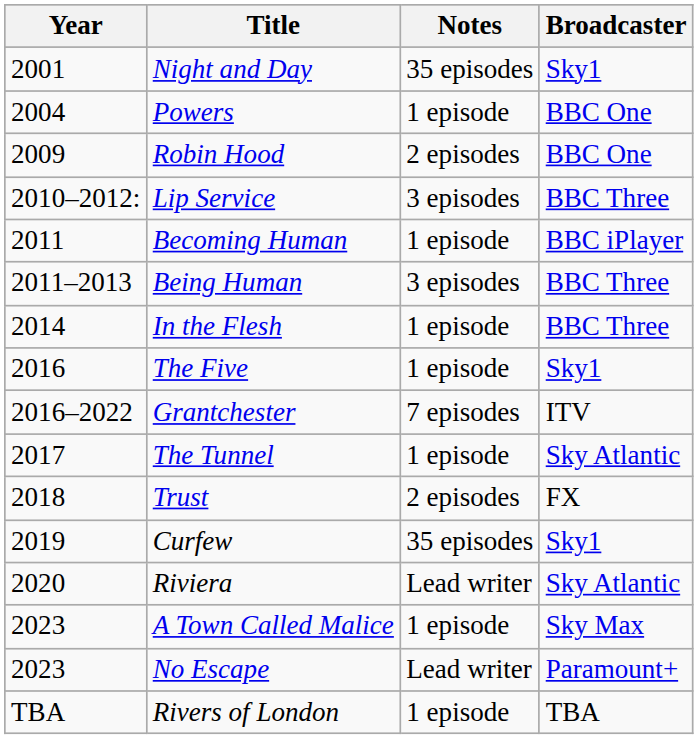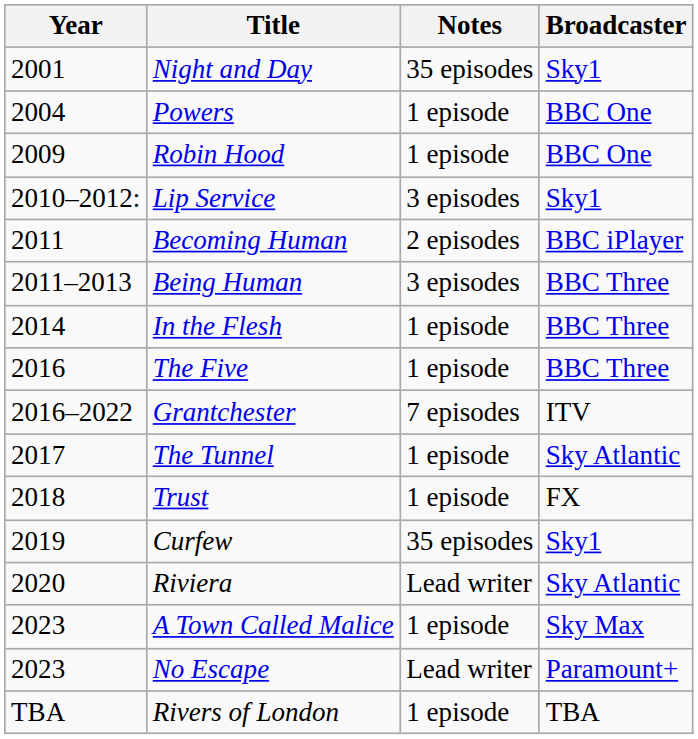(463, 154) 2 episodes -> (458, 154) 1 episode
(607, 197) BBC Three -> (574, 197) Sky1
(458, 240) 1 episode -> (463, 240) 2 episodes
(574, 369) Sky1 -> (607, 369) BBC Three
(463, 497) 2 episodes -> (458, 497) 1 episode
